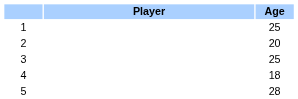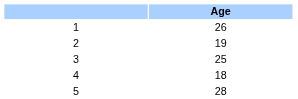- column: (149, 11)
(275, 27) 25 -> (221, 27) 26
(275, 44) 20 -> (221, 44) 19
